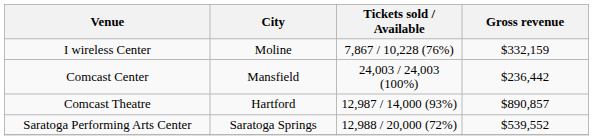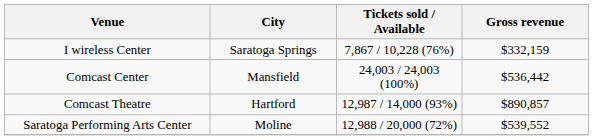(273, 49) Moline -> (273, 49) Saratoga Springs
(525, 76) $236,442 -> (525, 76) $536,442
(273, 124) Saratoga Springs -> (273, 124) Moline
